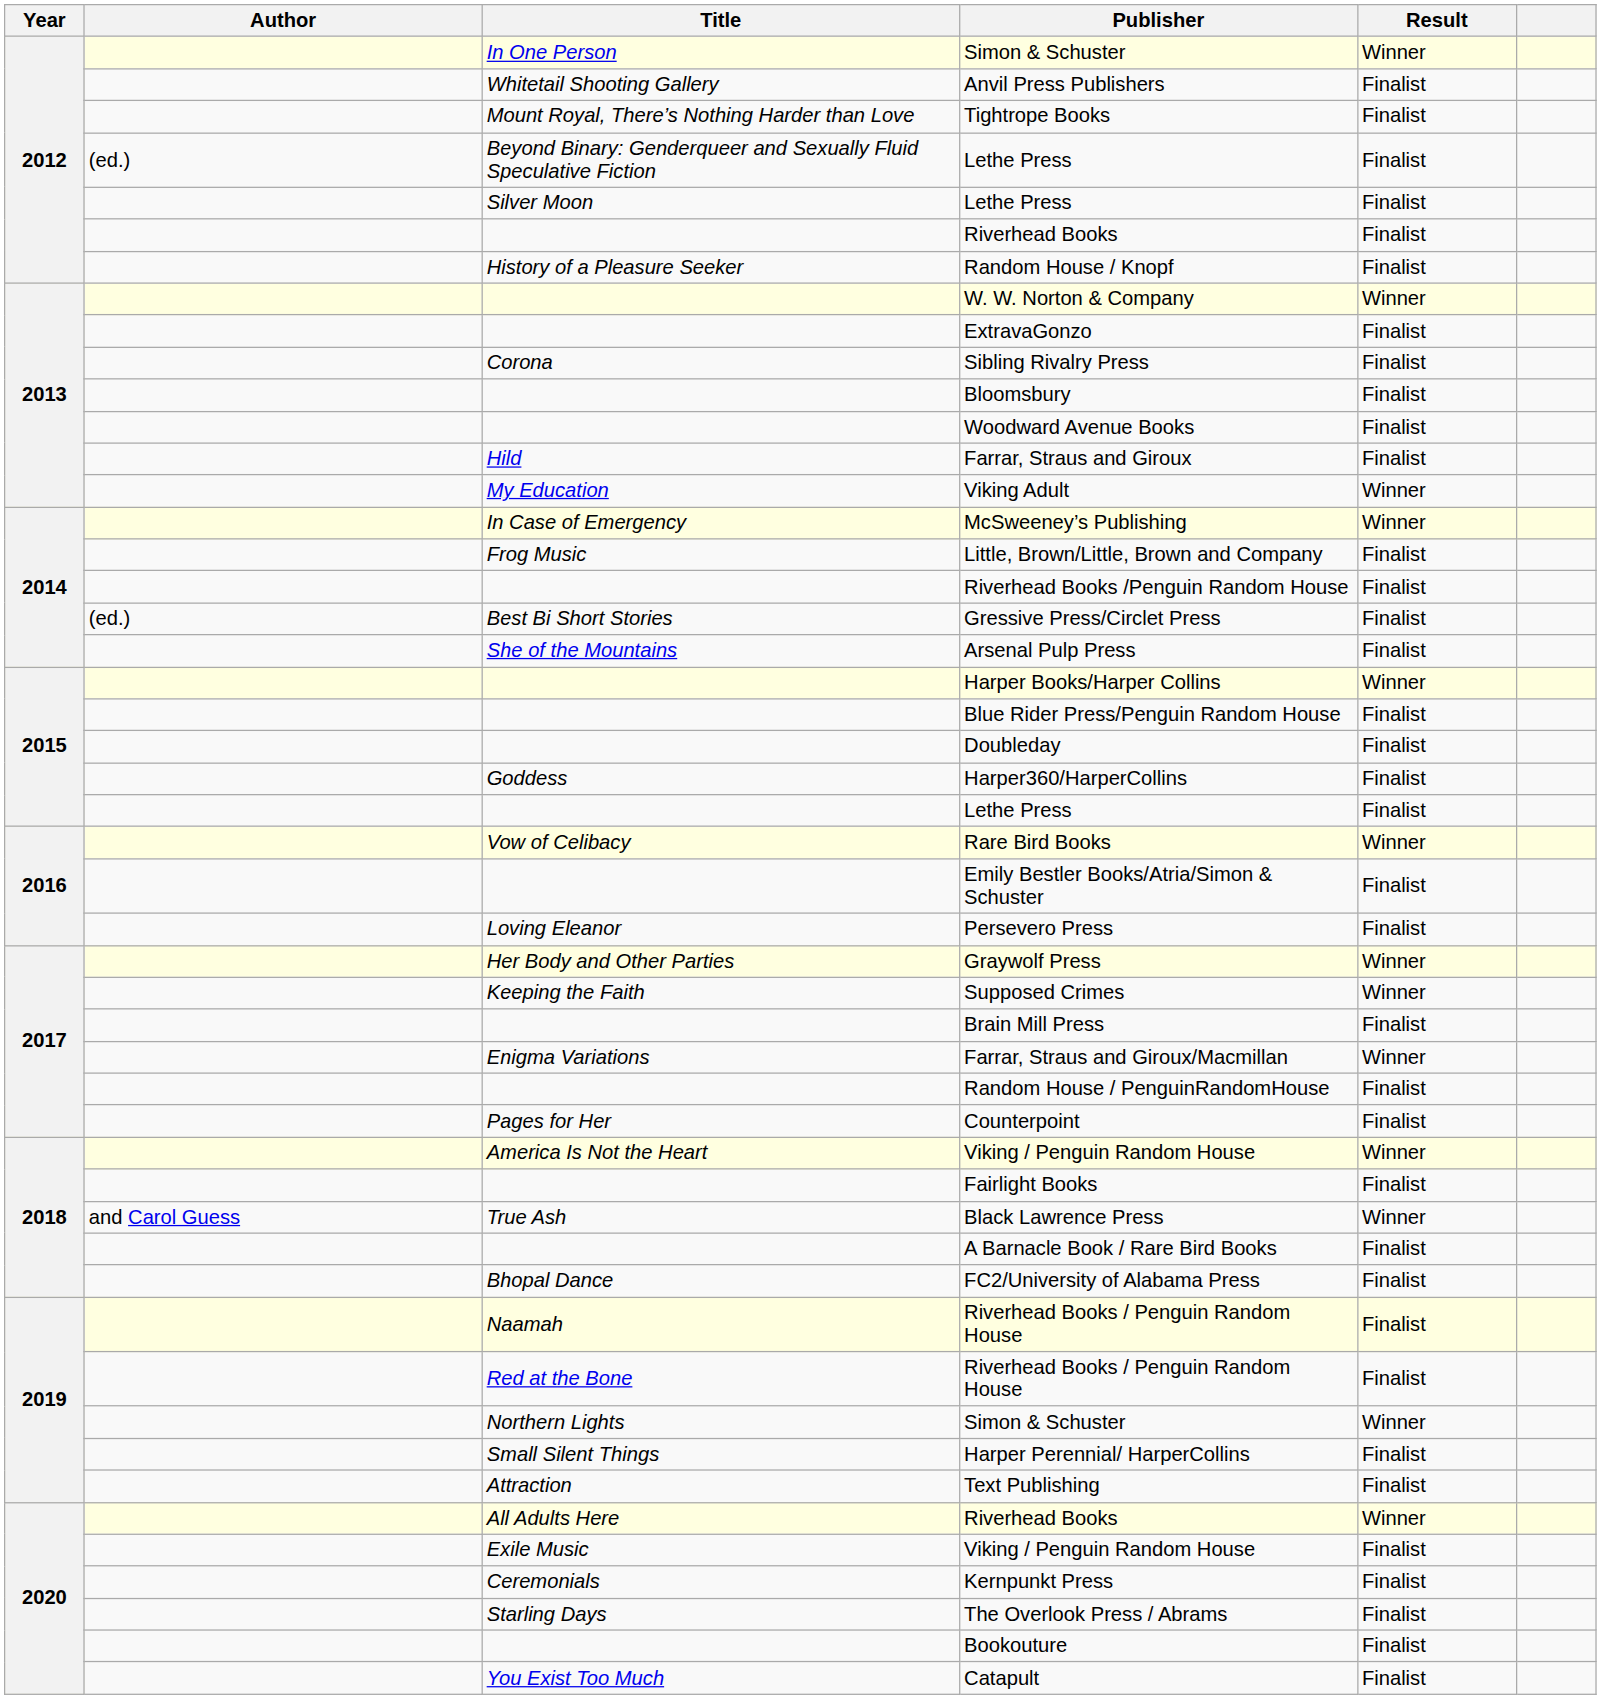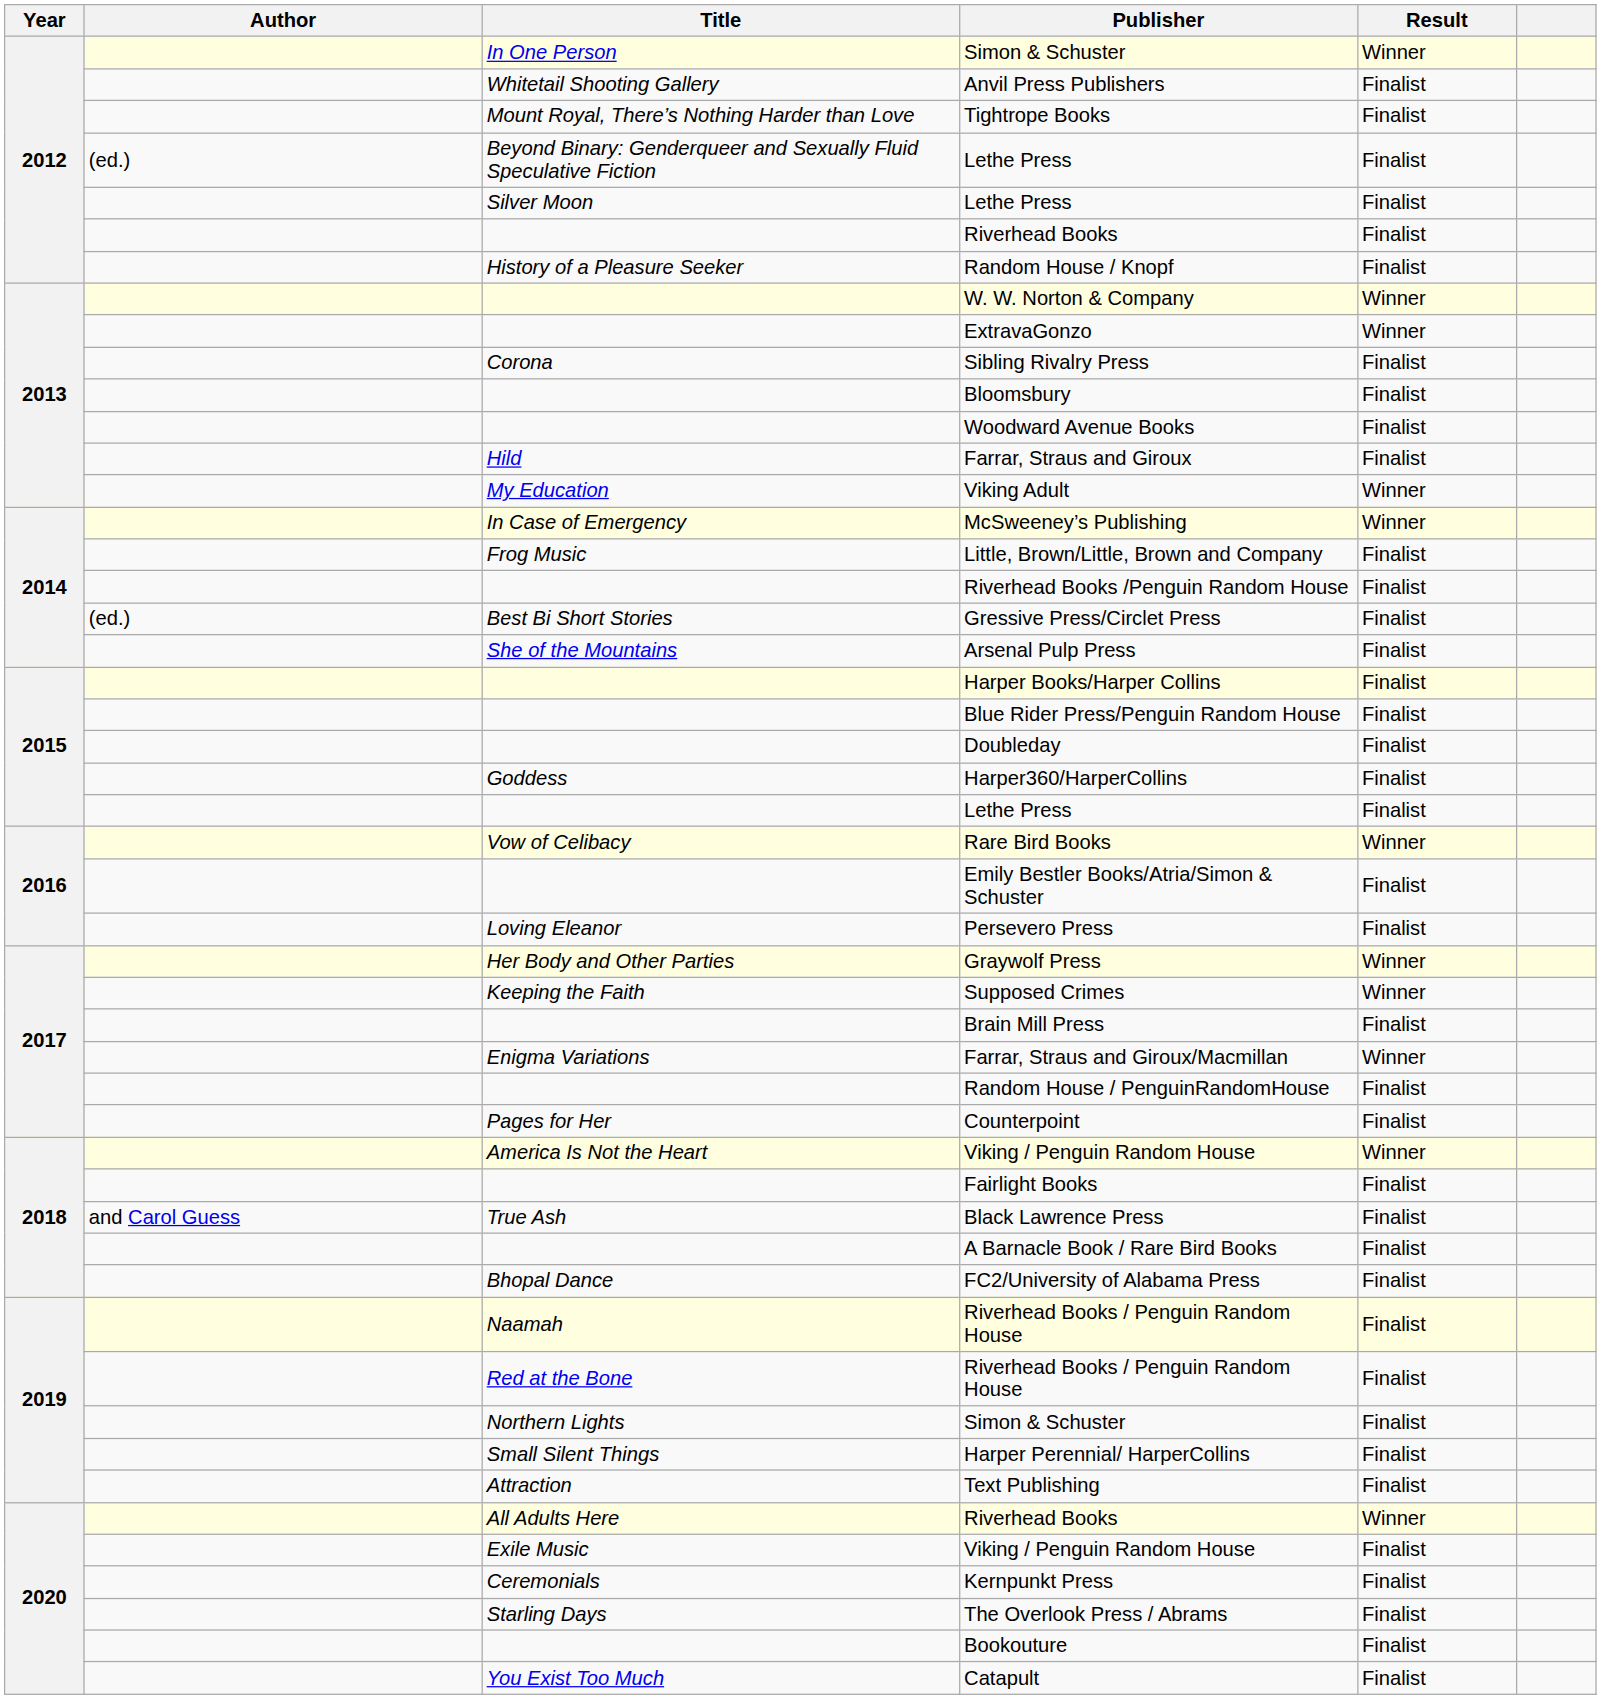(1394, 330) Finalist -> (1394, 330) Winner
(1394, 682) Winner -> (1394, 682) Finalist
(1394, 1216) Winner -> (1394, 1216) Finalist
(1394, 1422) Winner -> (1394, 1422) Finalist
